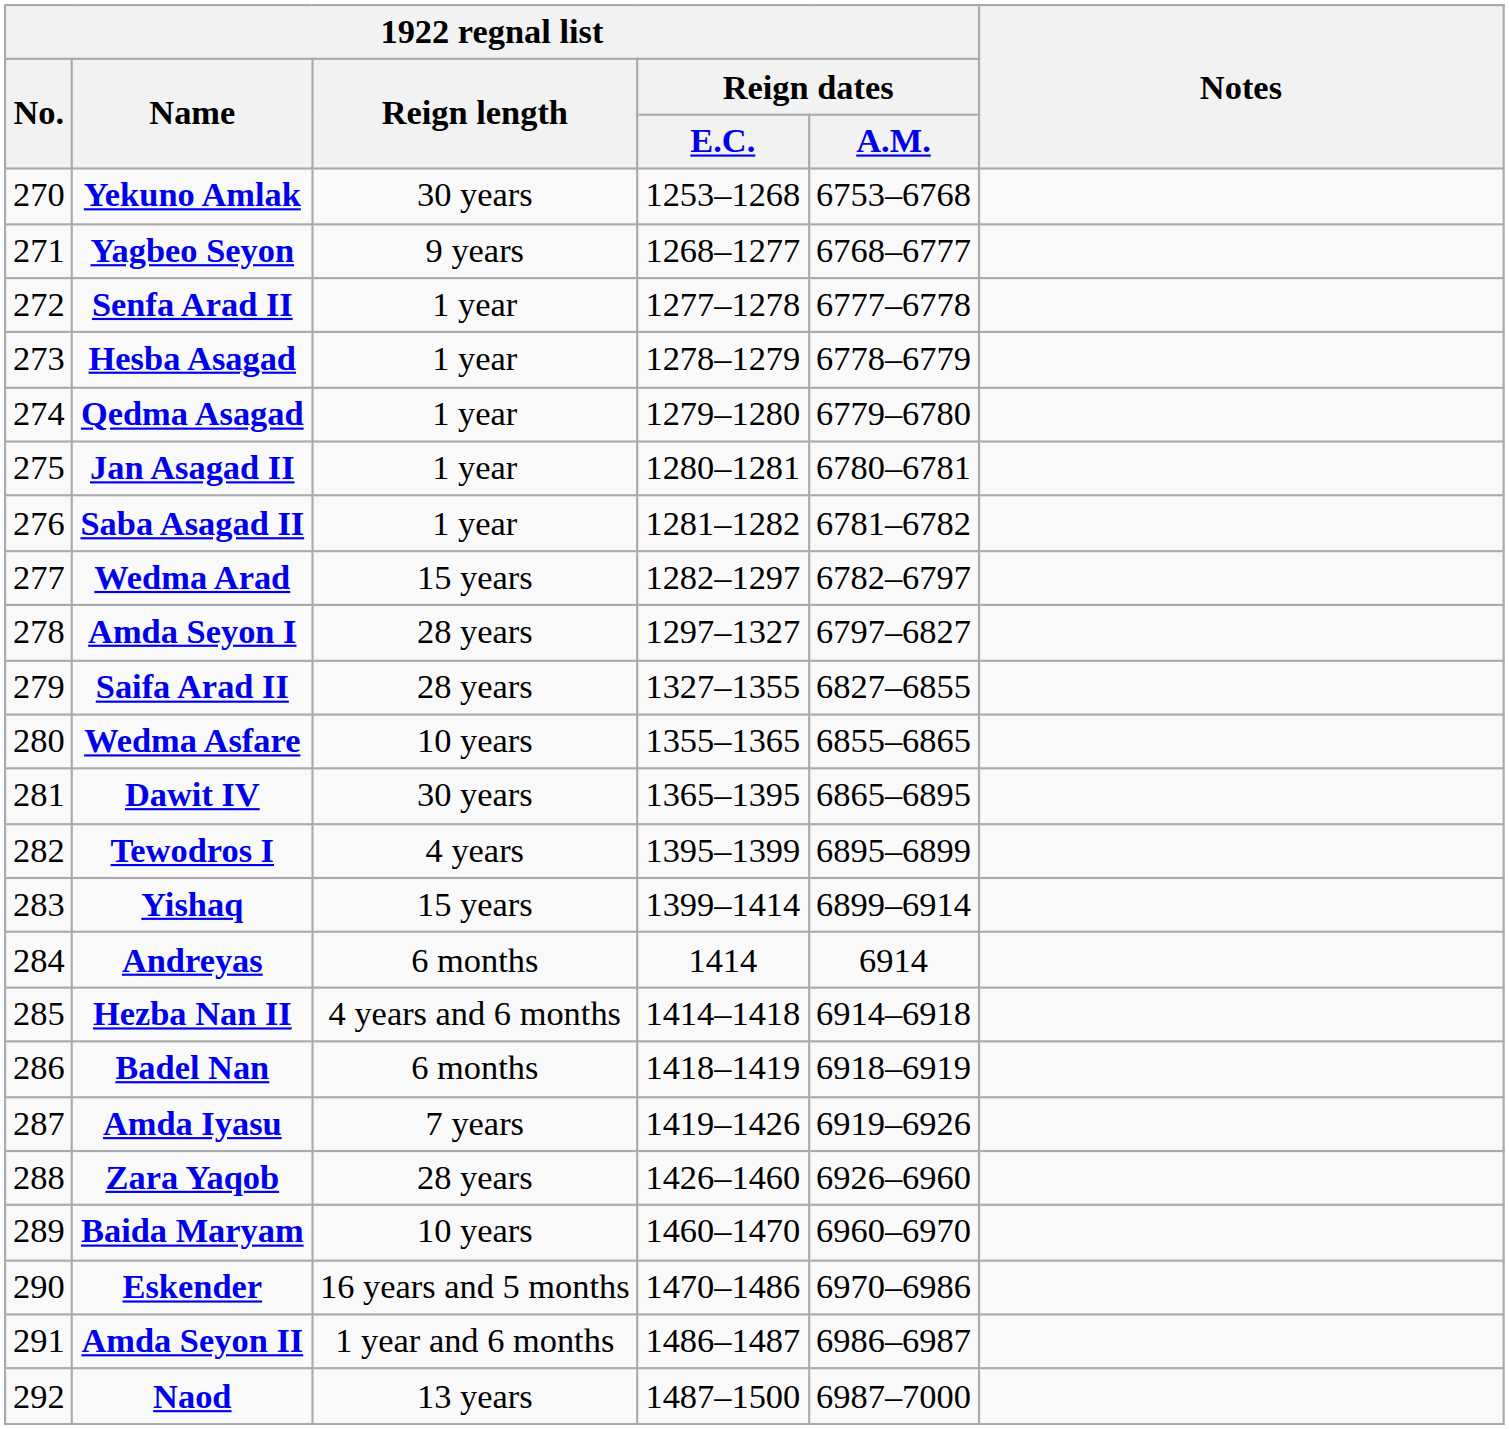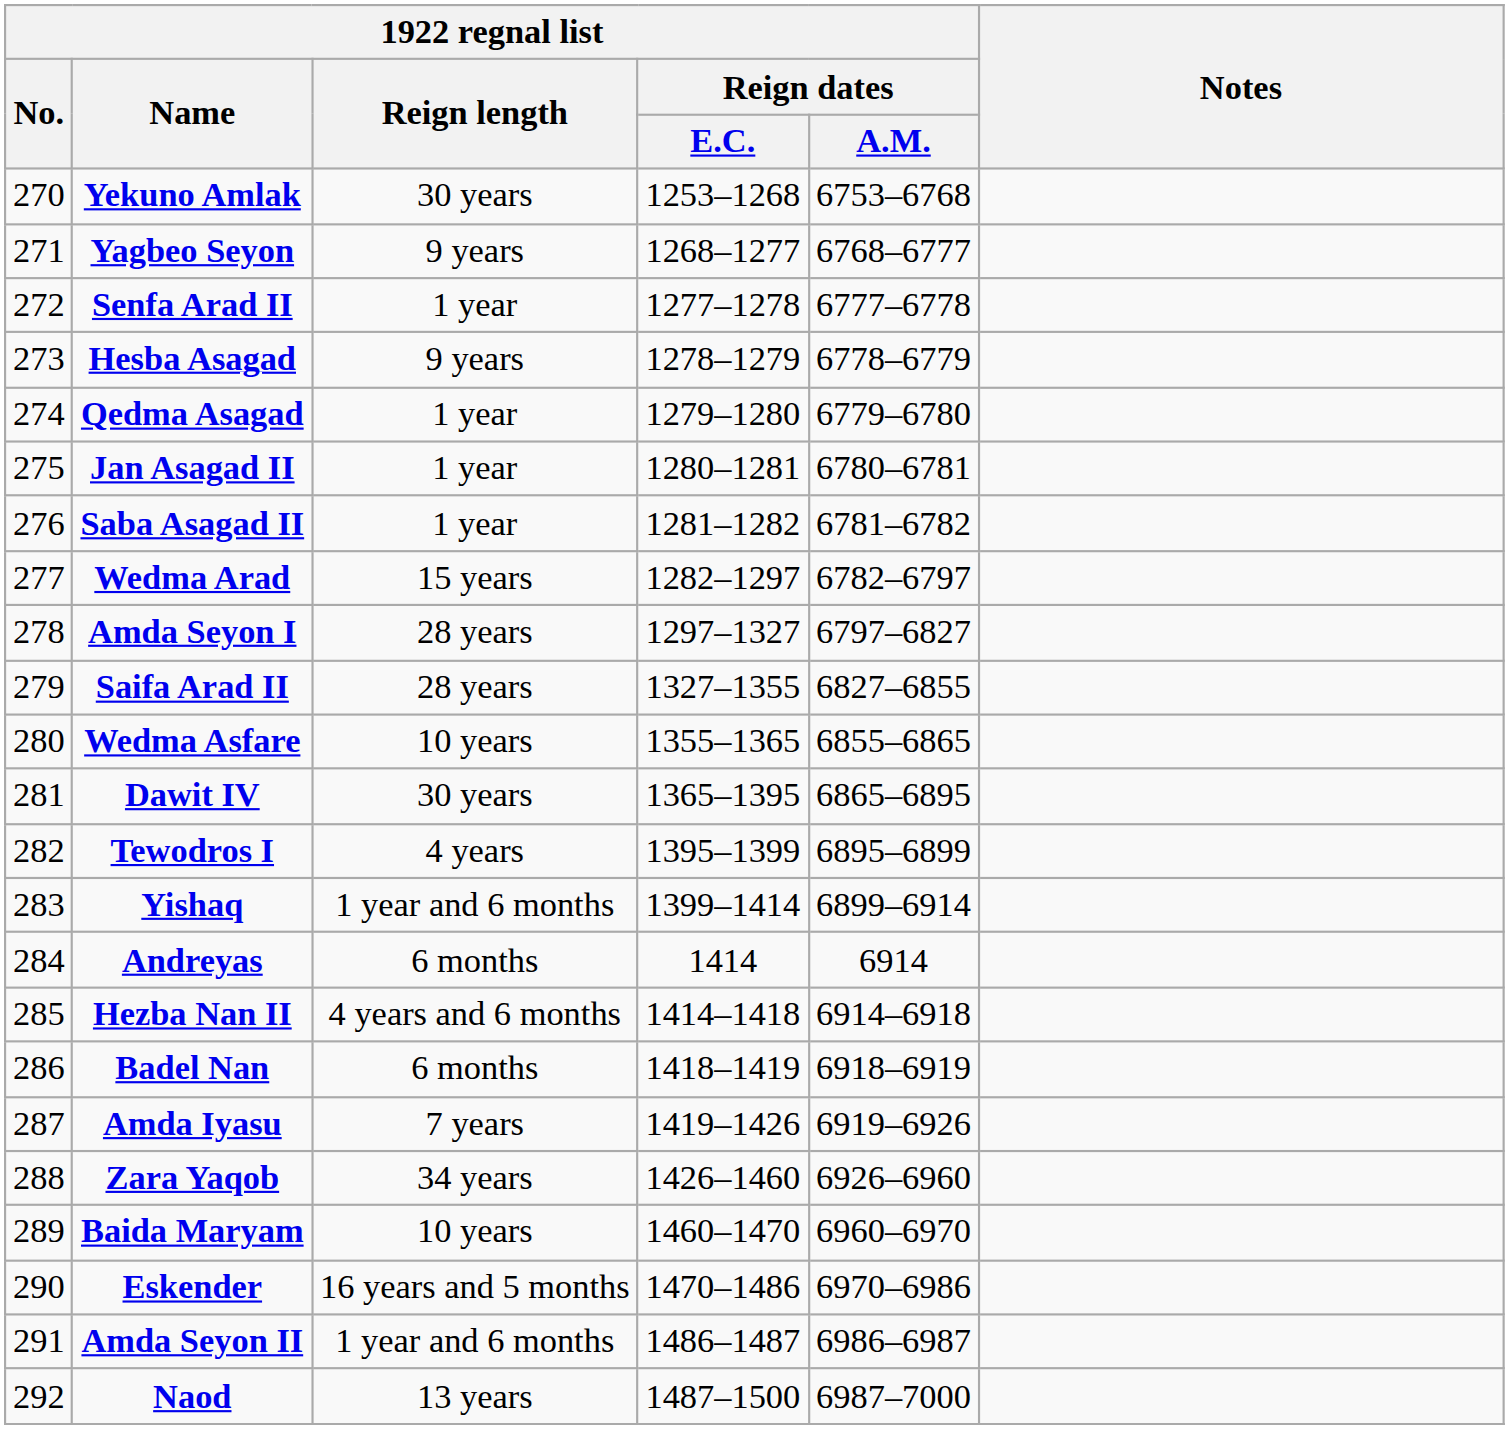(475, 359) 1 year -> (475, 359) 9 years
(475, 904) 15 years -> (475, 904) 1 year and 6 months
(475, 1177) 28 years -> (475, 1177) 34 years
